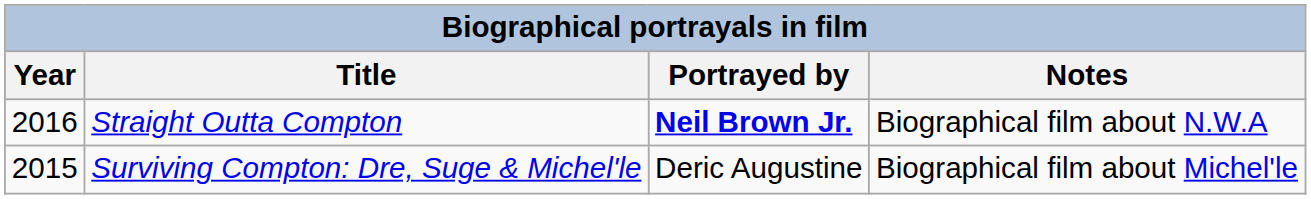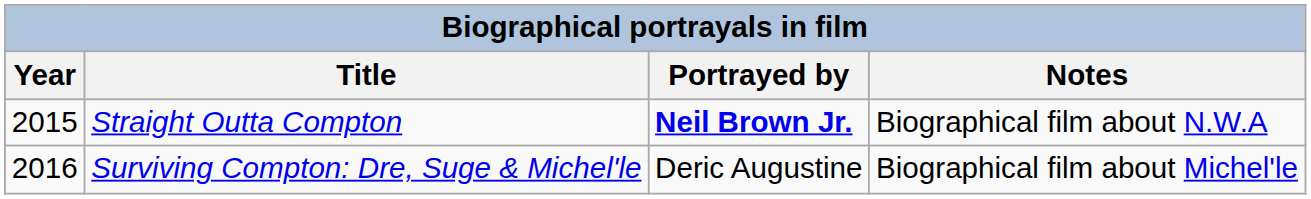(45, 121) 2016 -> (45, 121) 2015
(45, 168) 2015 -> (45, 168) 2016
